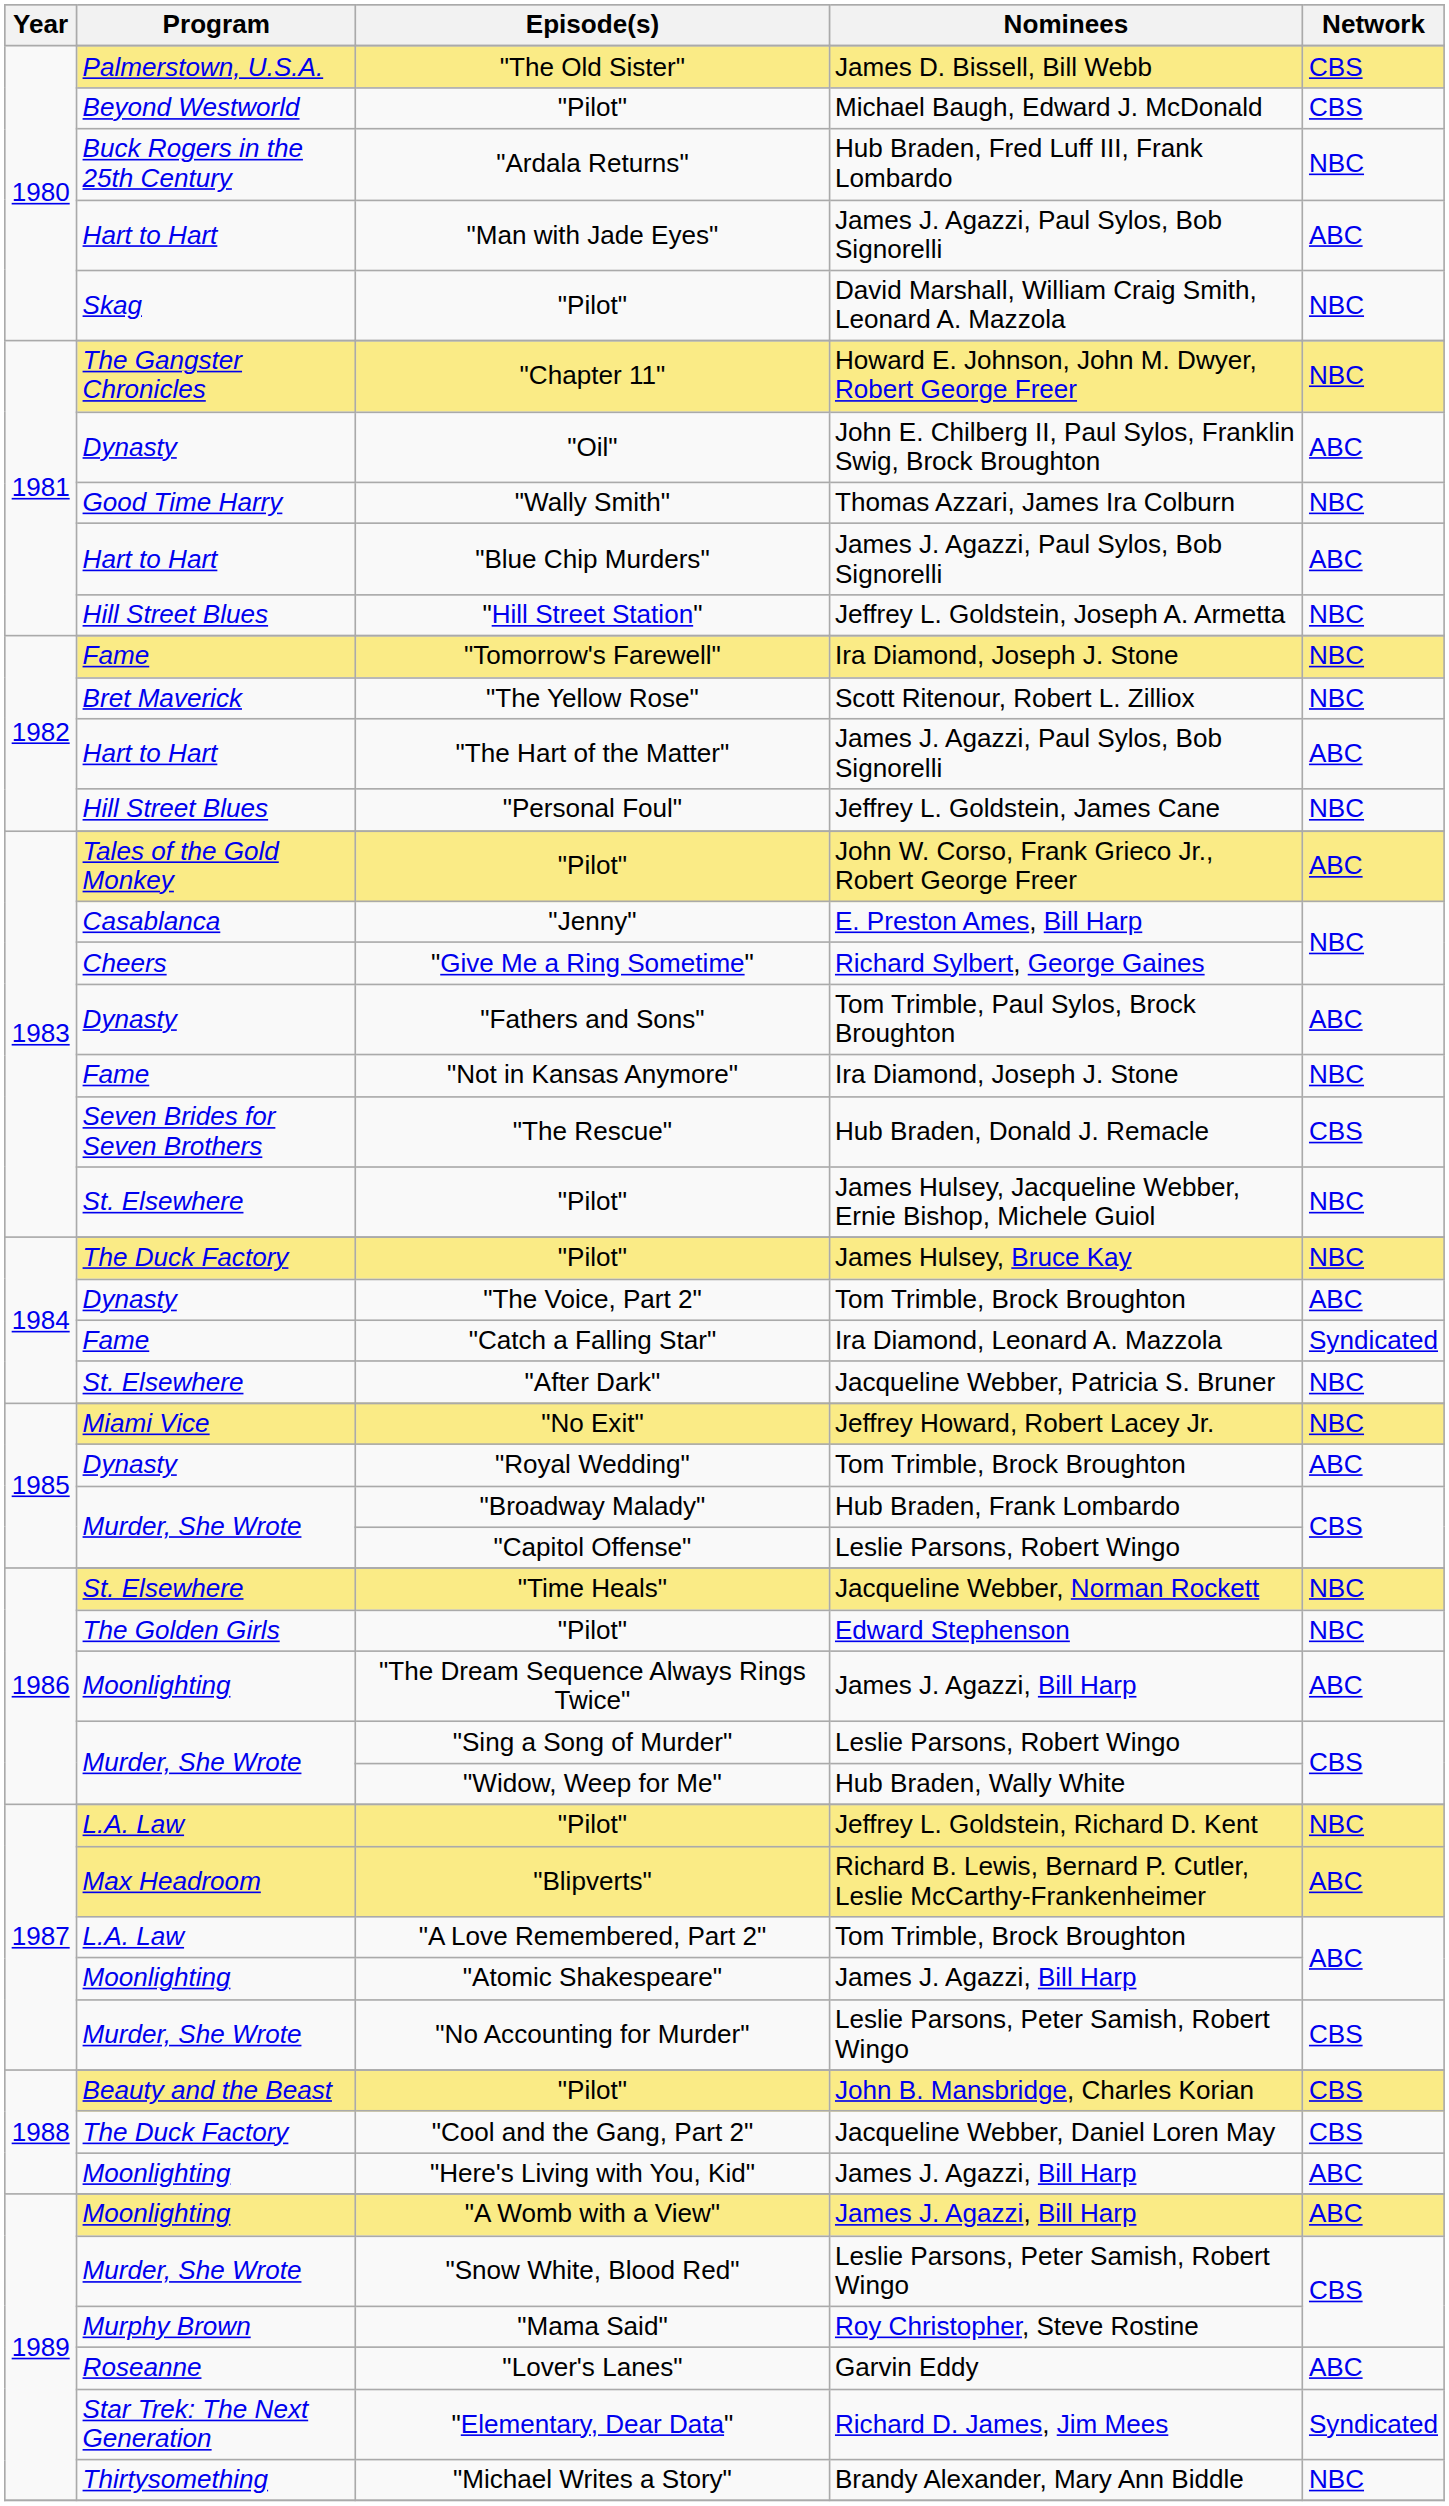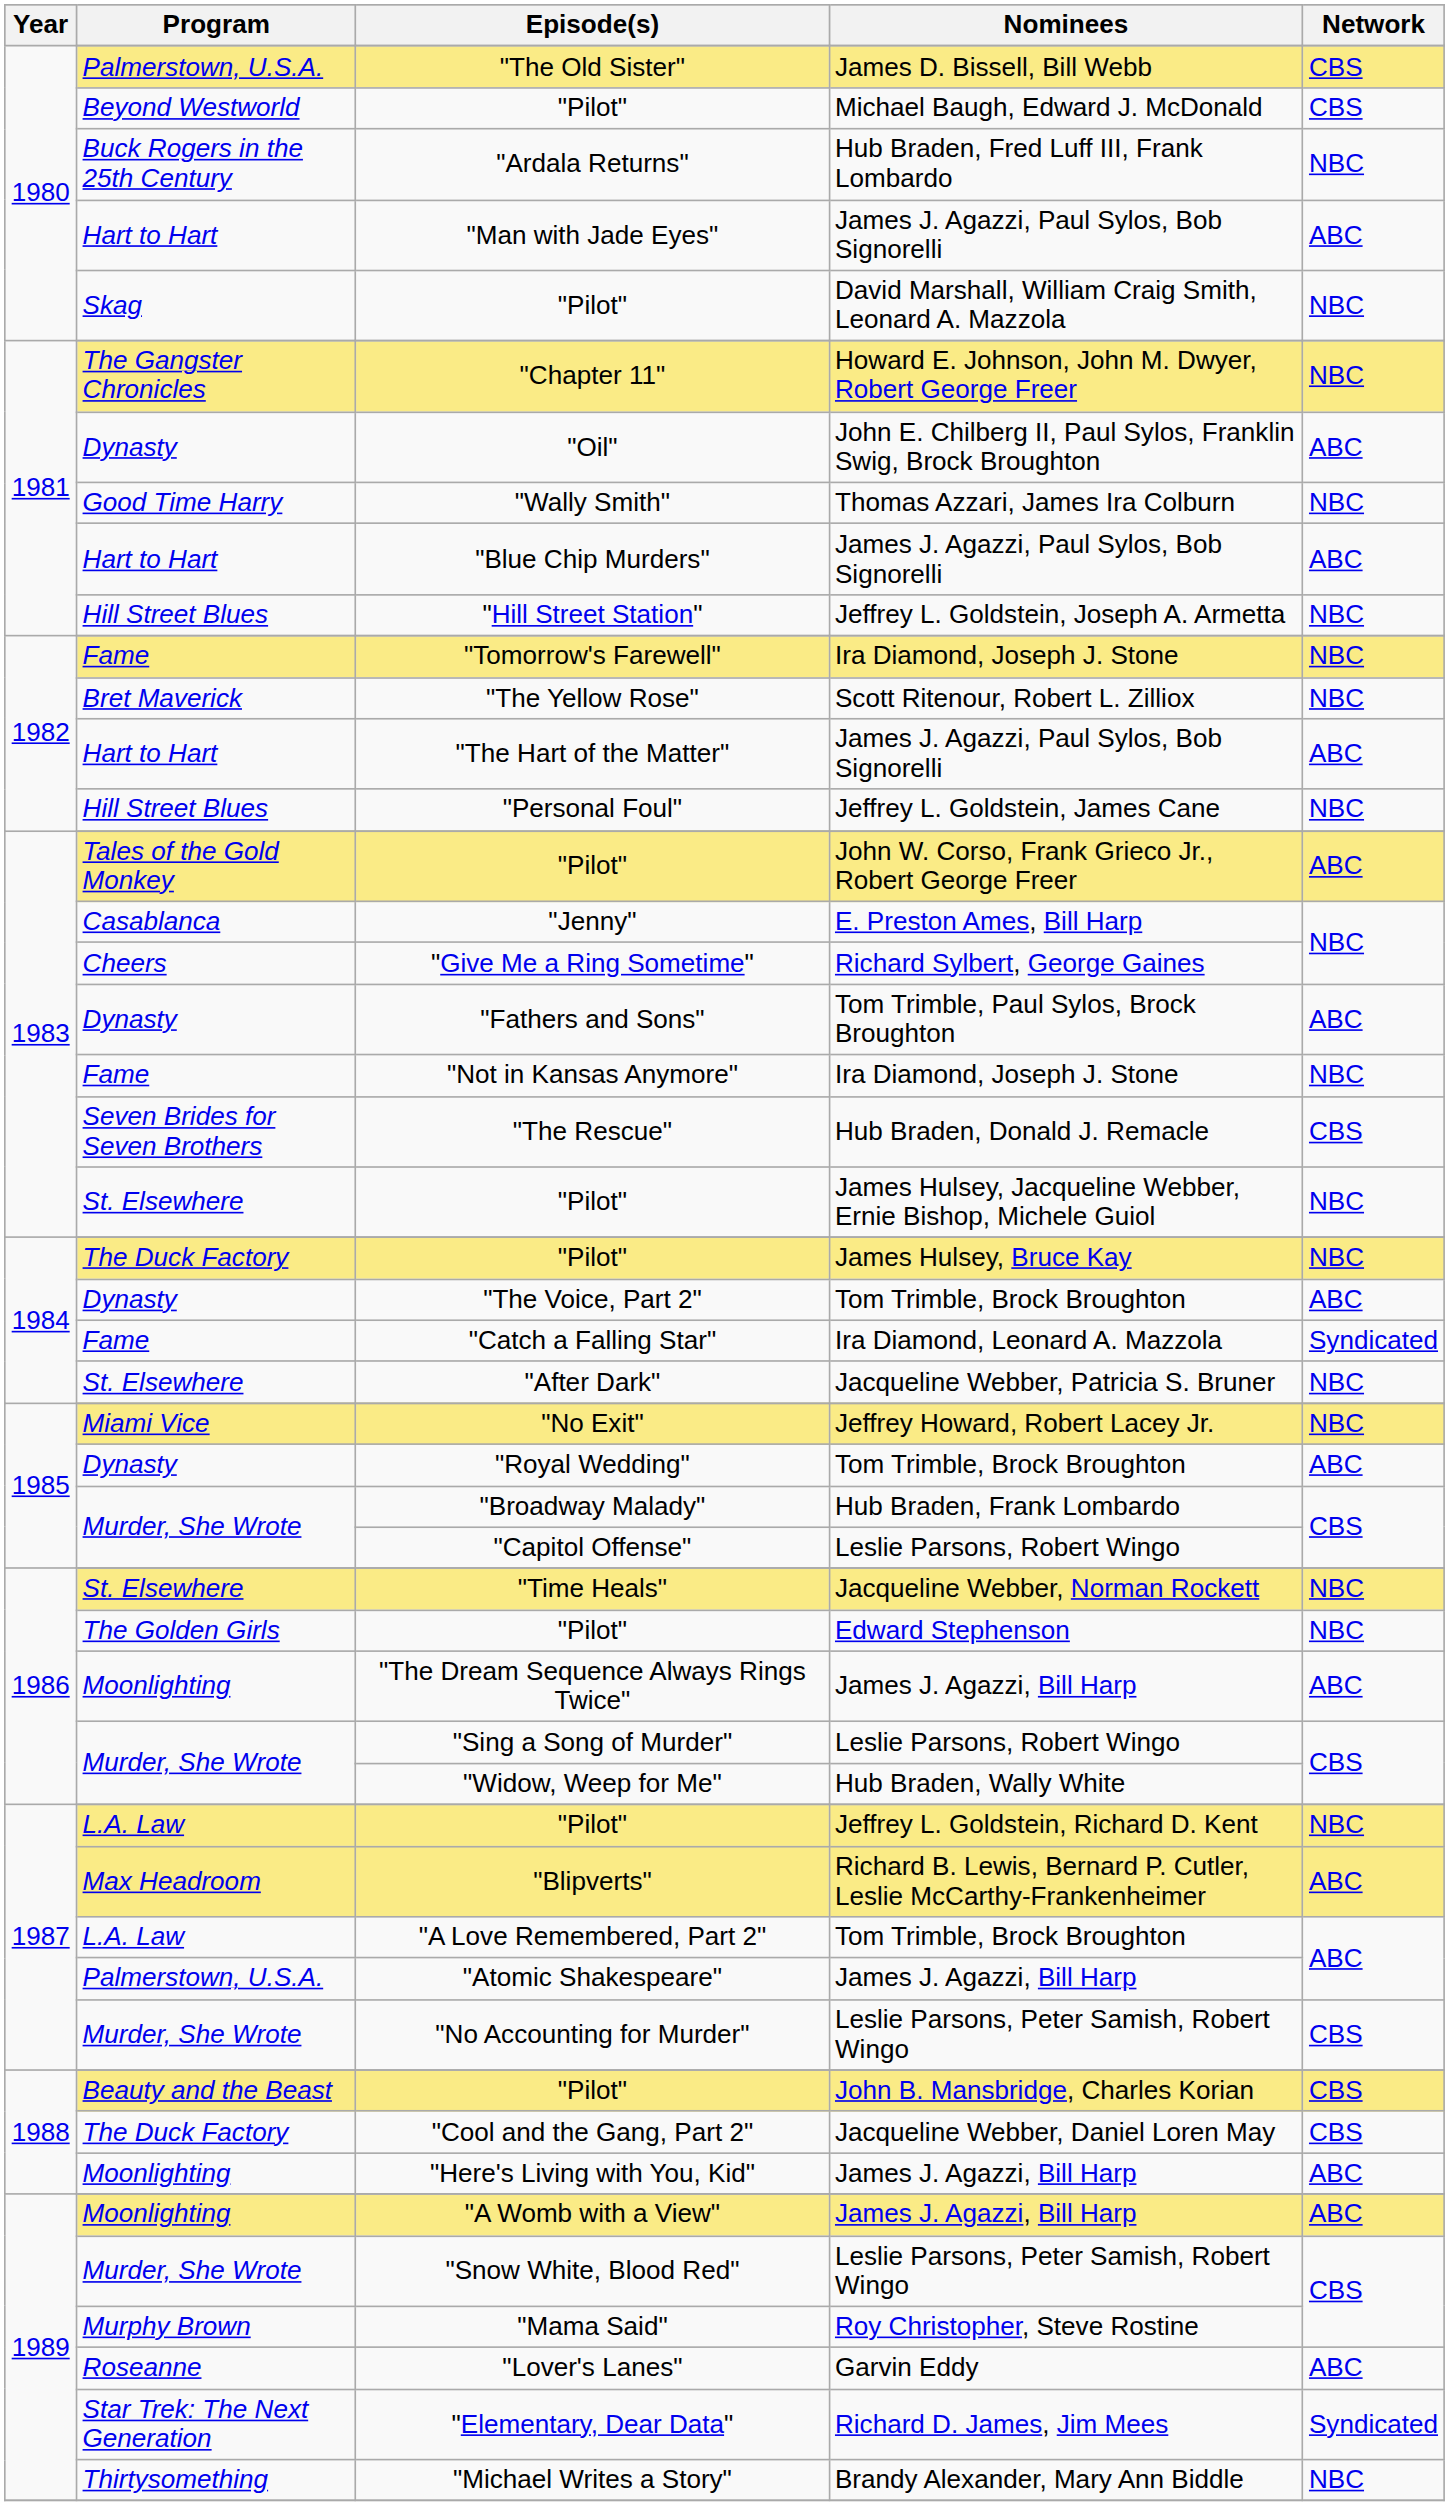(157, 1978) Moonlighting -> (203, 1978) Palmerstown, U.S.A.
